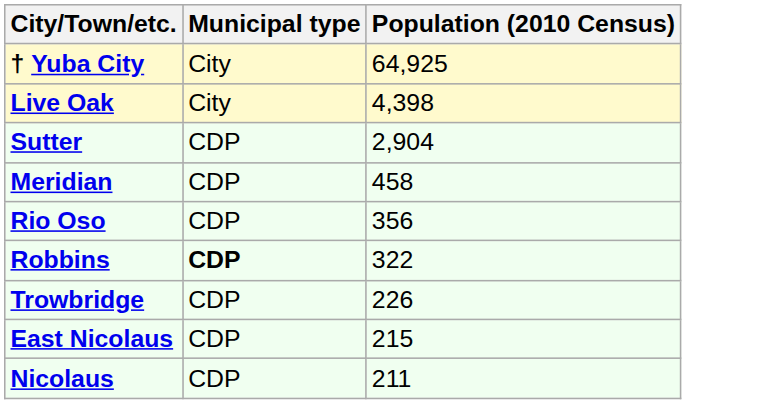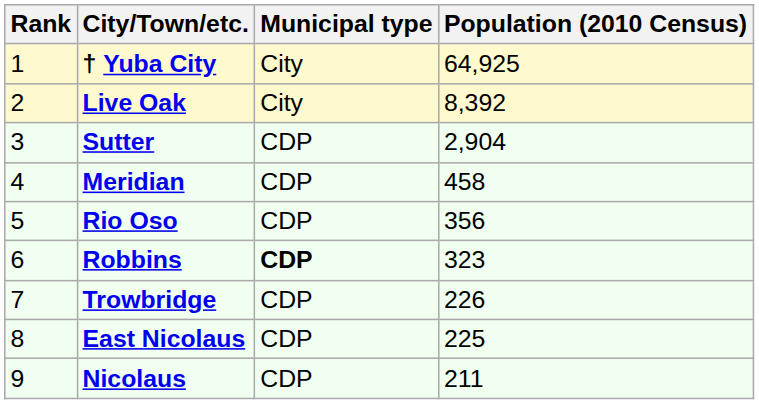+ column: (41, 24)
(403, 102) 4,398 -> (475, 102) 8,392
(393, 260) 322 -> (465, 260) 323
(393, 338) 215 -> (465, 338) 225
